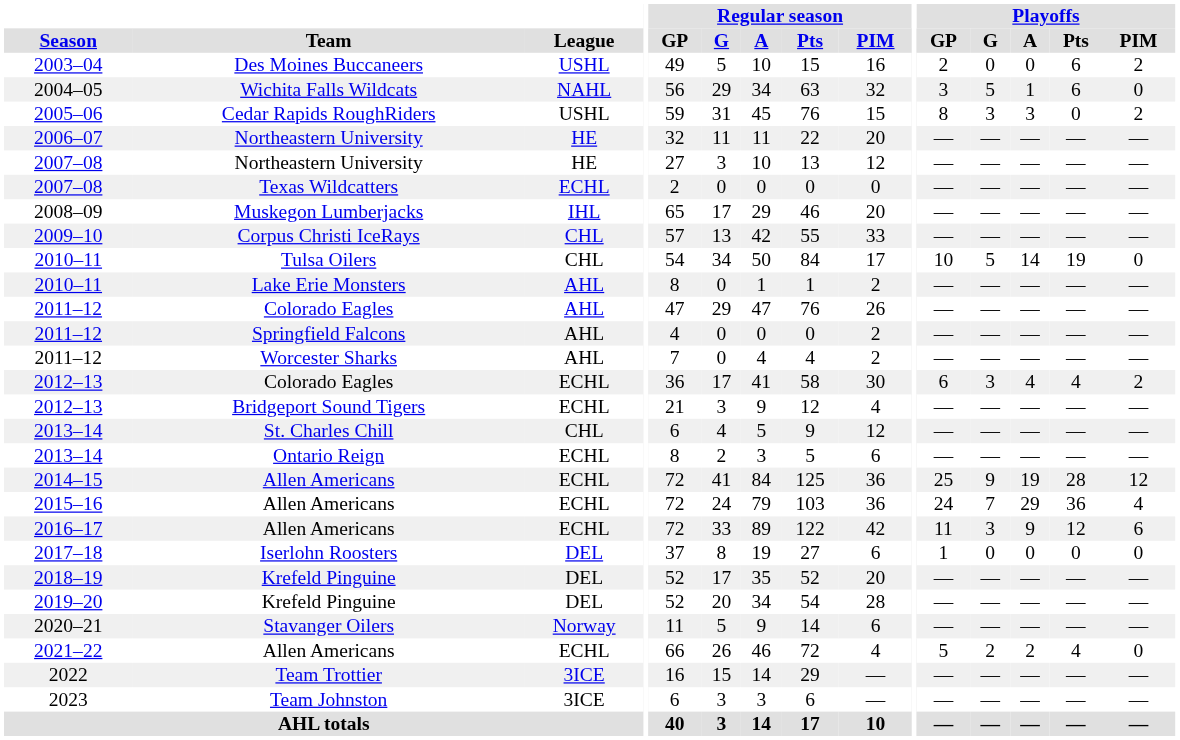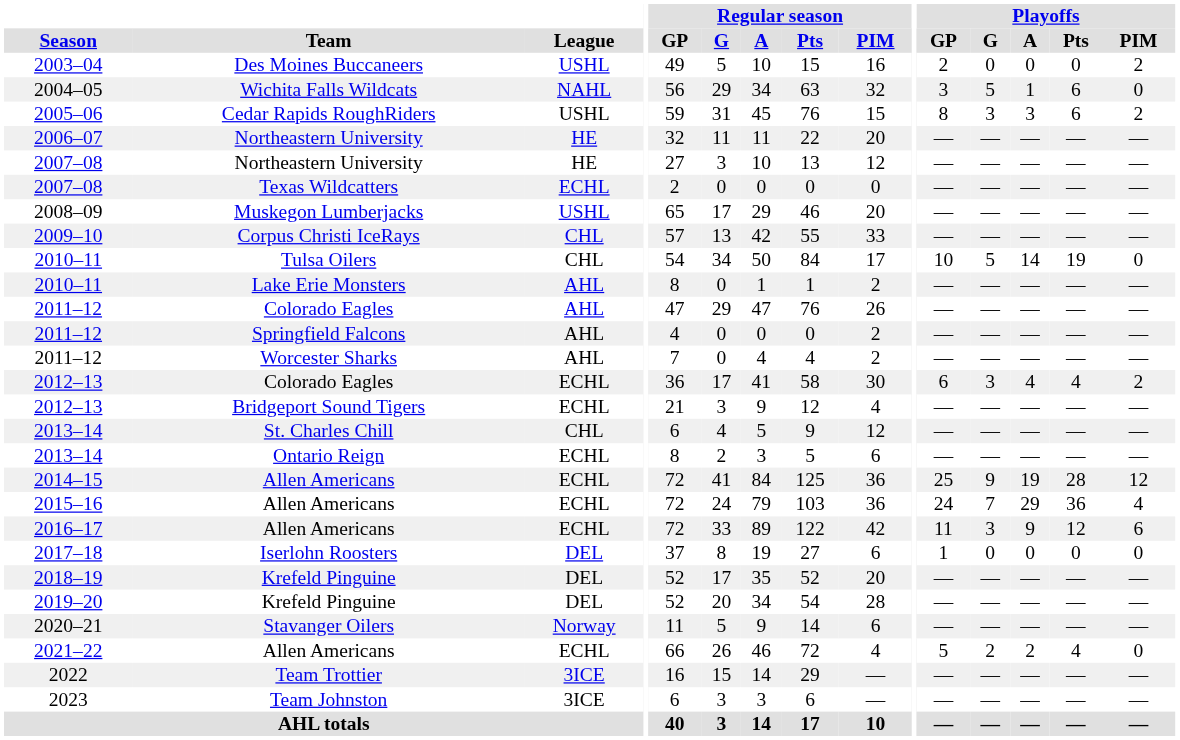(1076, 64) 6 -> (1076, 64) 0
(1076, 113) 0 -> (1076, 113) 6
(584, 211) IHL -> (584, 211) USHL
